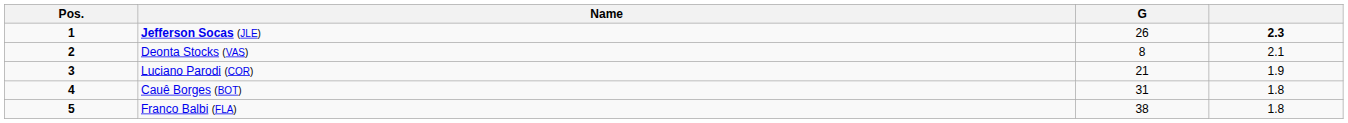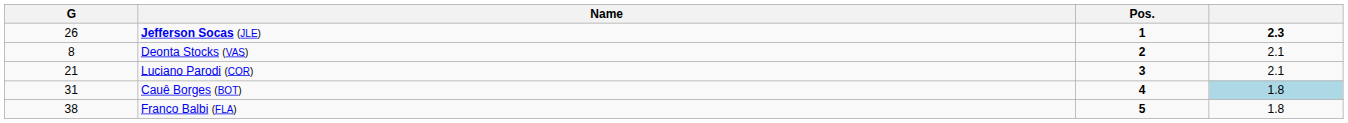columns swapped: (71, 14) <-> (1142, 14)
(1276, 71) 1.9 -> (1276, 71) 2.1
(1276, 90) no background -> (1276, 90) lightblue background
